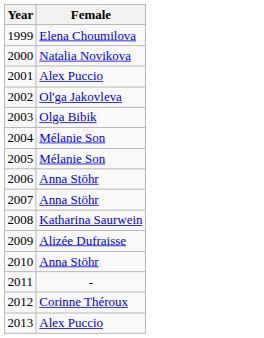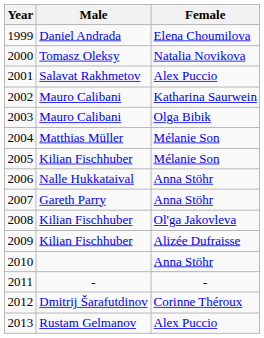+ column: (93, 14)
(81, 96) Ol'ga Jakovleva -> (205, 96) Katharina Saurwein
(91, 220) Katharina Saurwein -> (195, 220) Ol'ga Jakovleva
